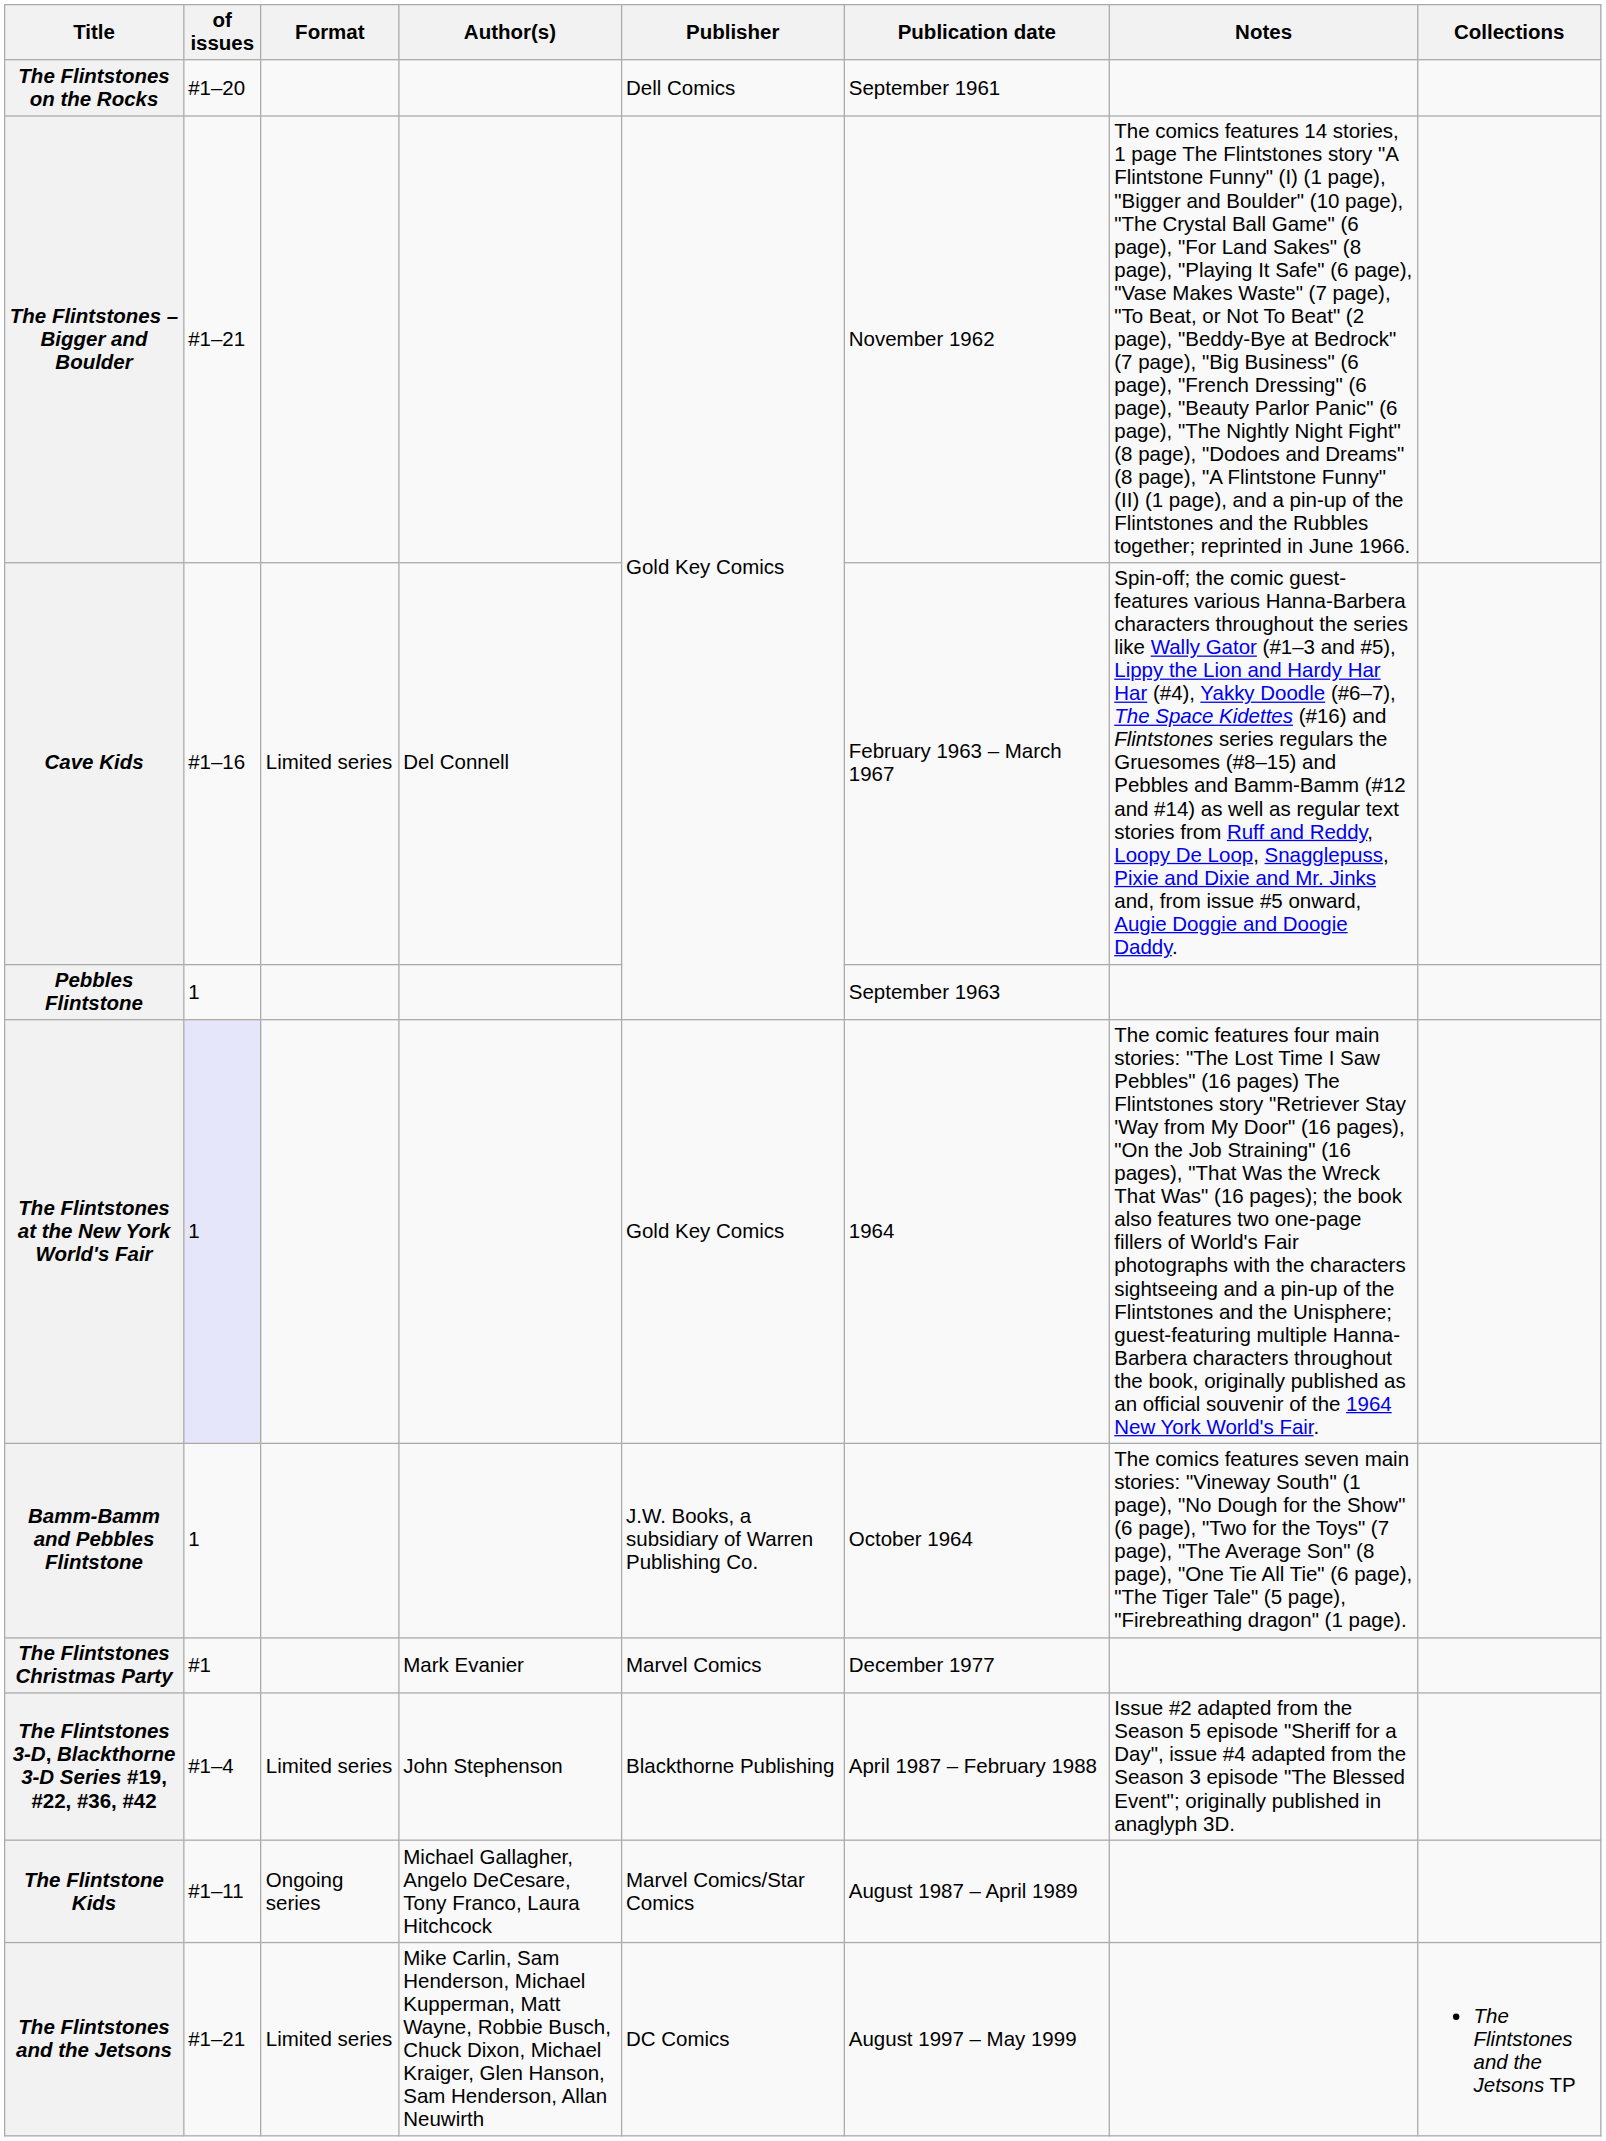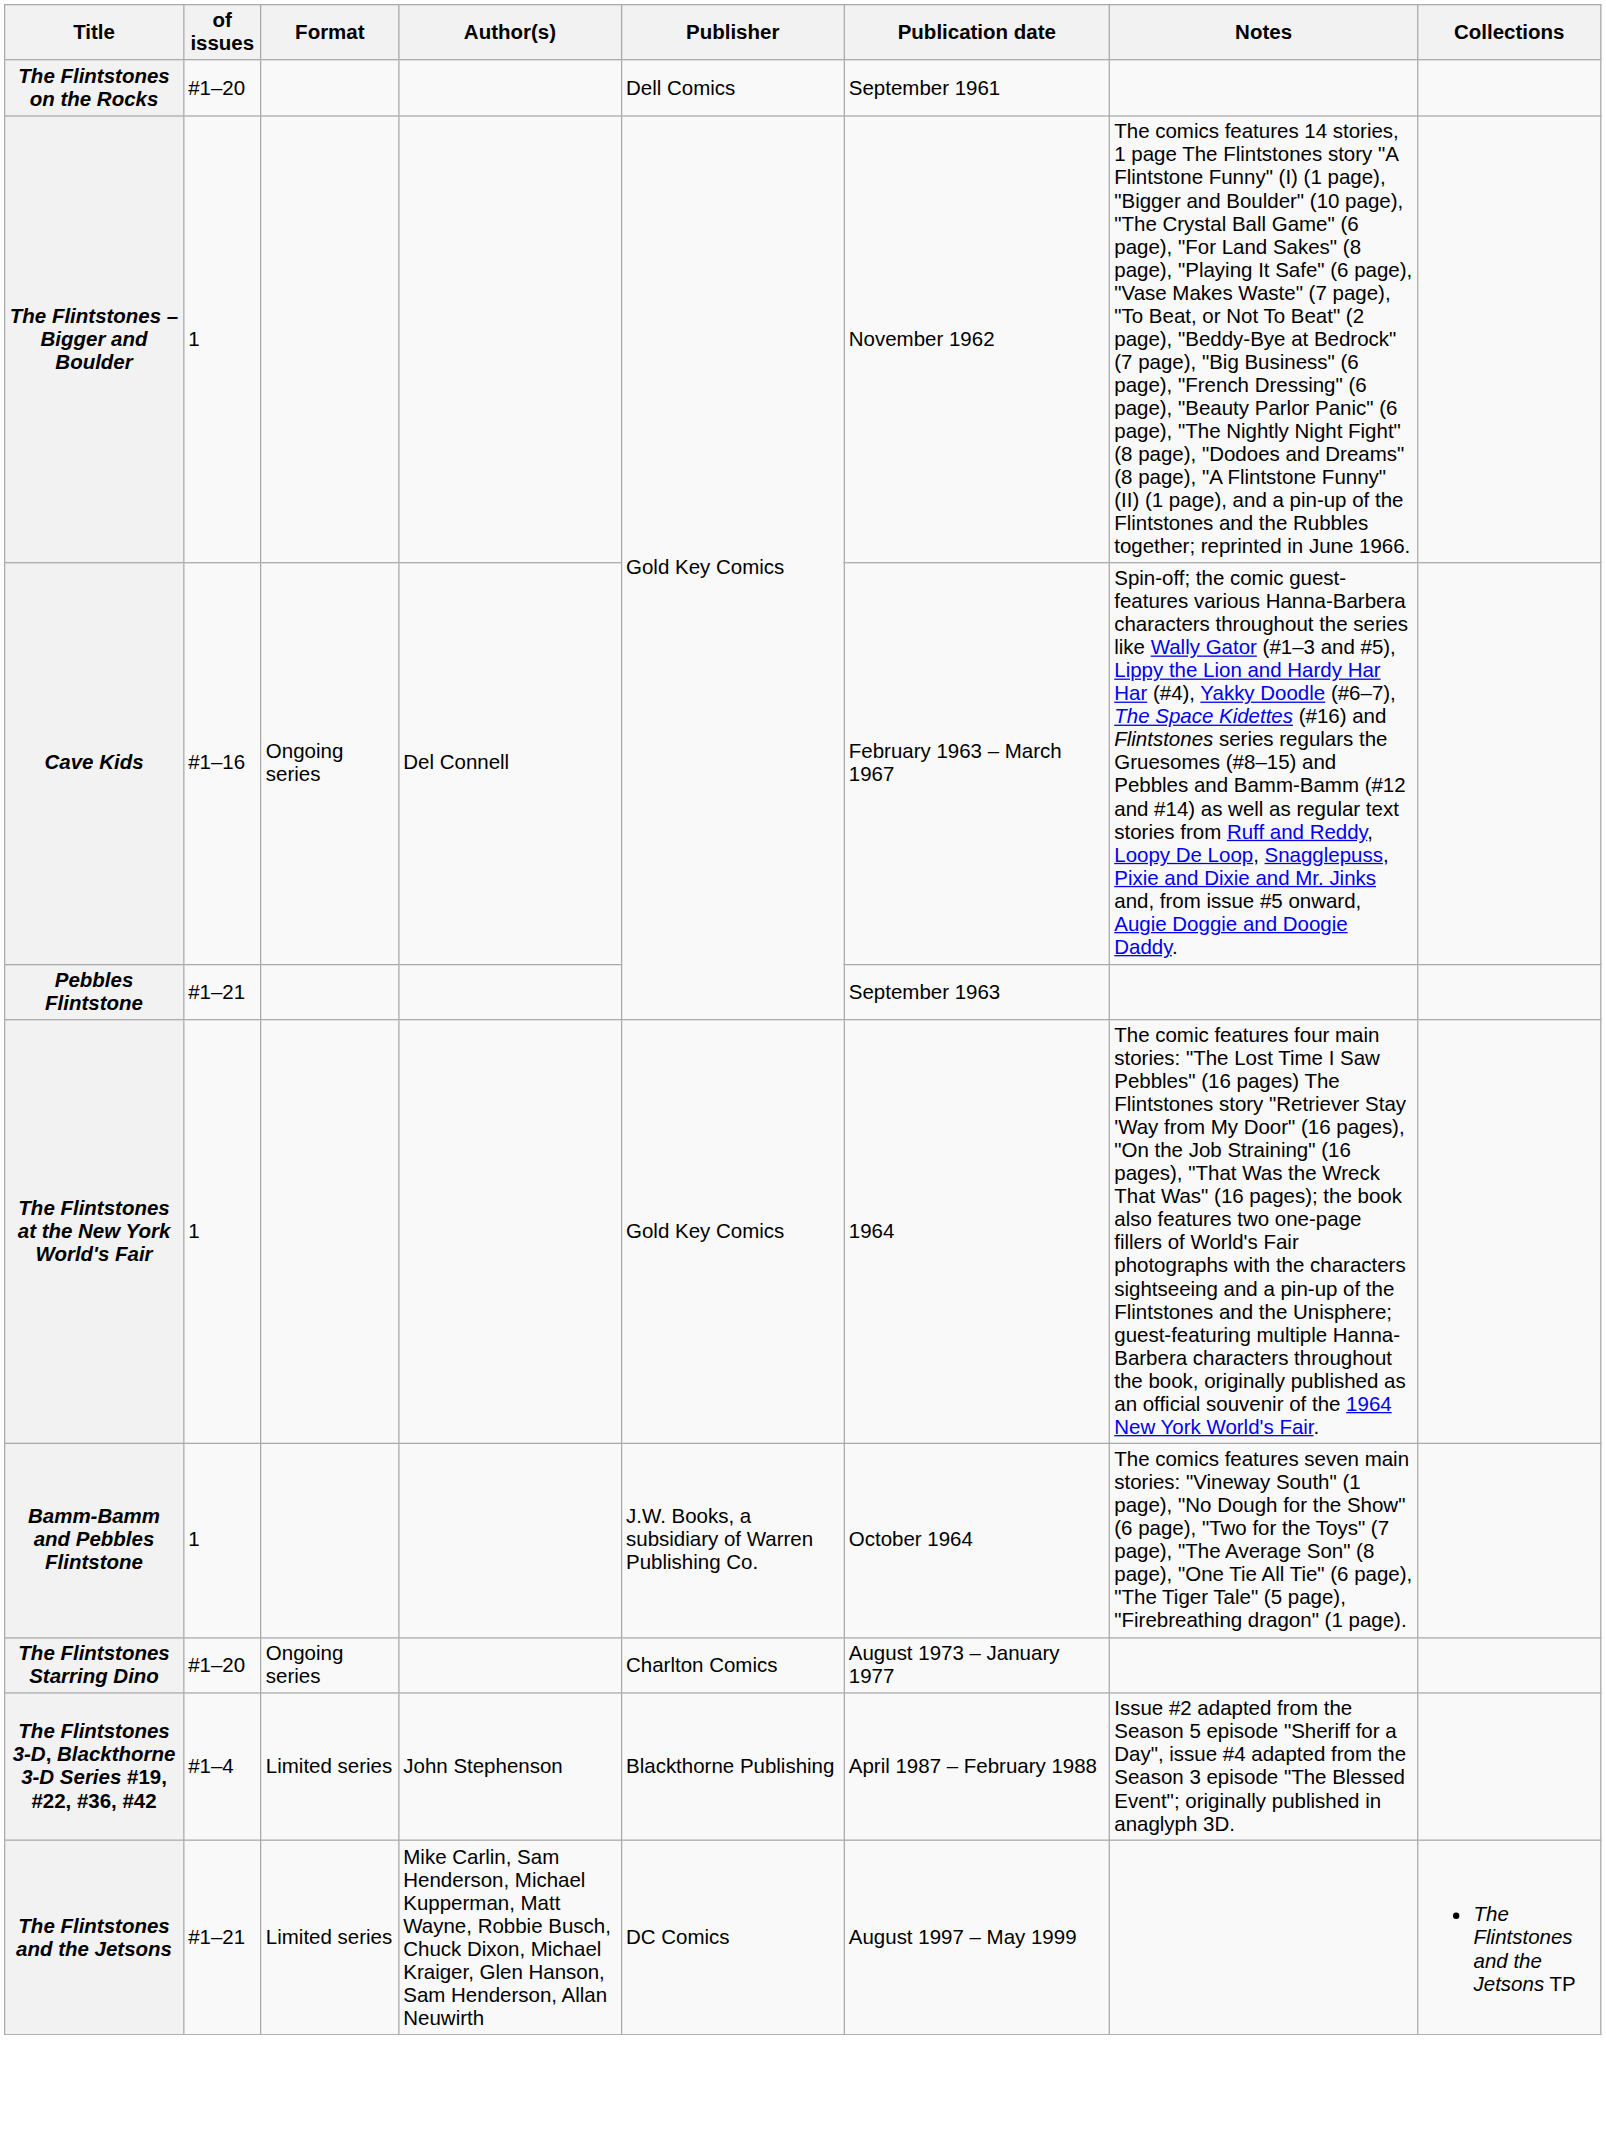(217, 339) #1–21 -> (194, 339) 1
(329, 763) Limited series -> (305, 763) Ongoing series
(194, 991) 1 -> (217, 991) #1–21
(194, 1231) lavender background -> (194, 1231) no background
+ row: (94, 1665)
- row: (94, 1665)
- row: (94, 1891)
